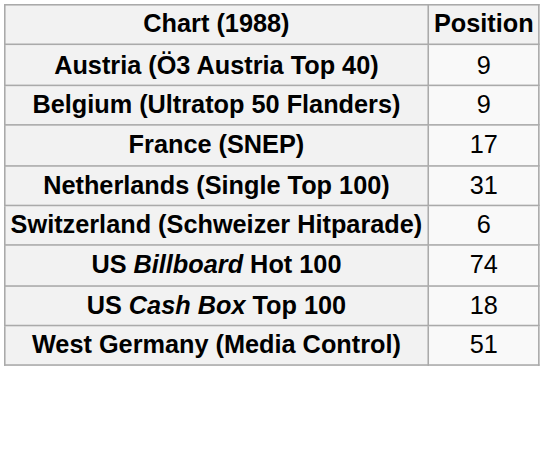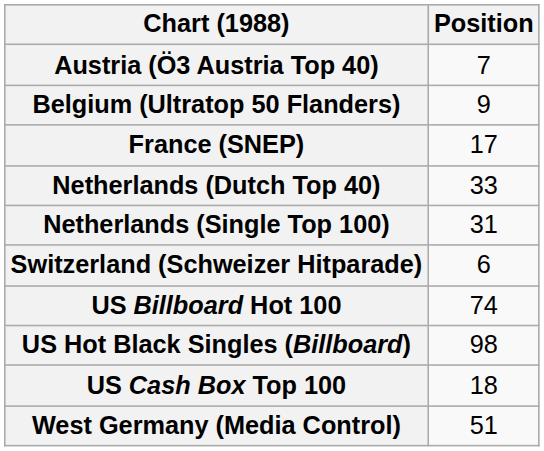(484, 64) 9 -> (484, 64) 7
+ row: (216, 184)
+ row: (216, 345)
